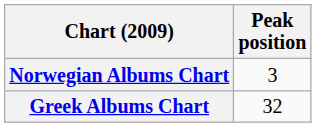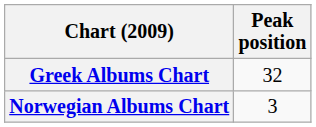rows swapped: (119, 106) <-> (119, 74)
